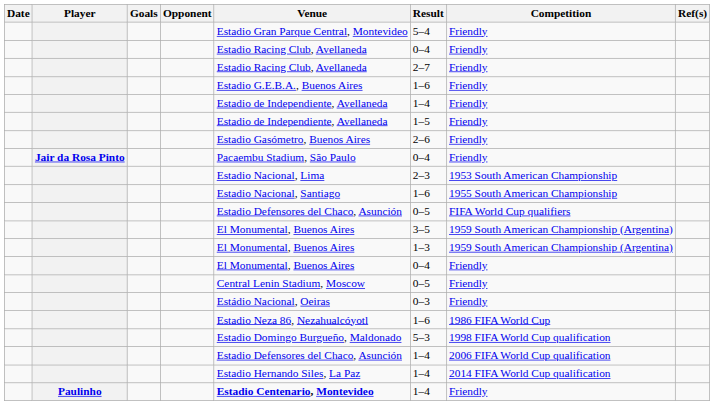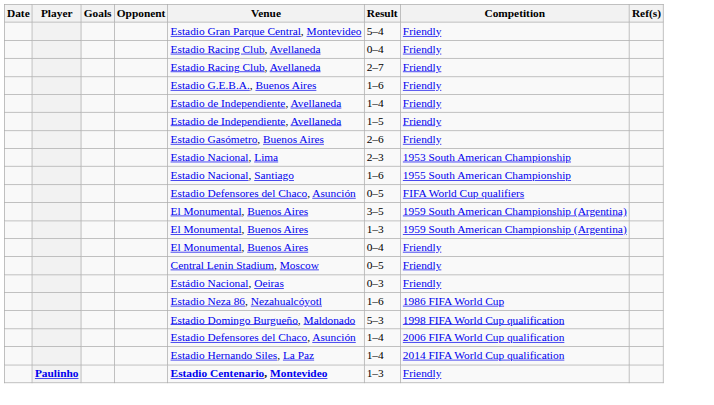- row: (18, 157)
(421, 391) 1–4 -> (375, 373) 1–3
